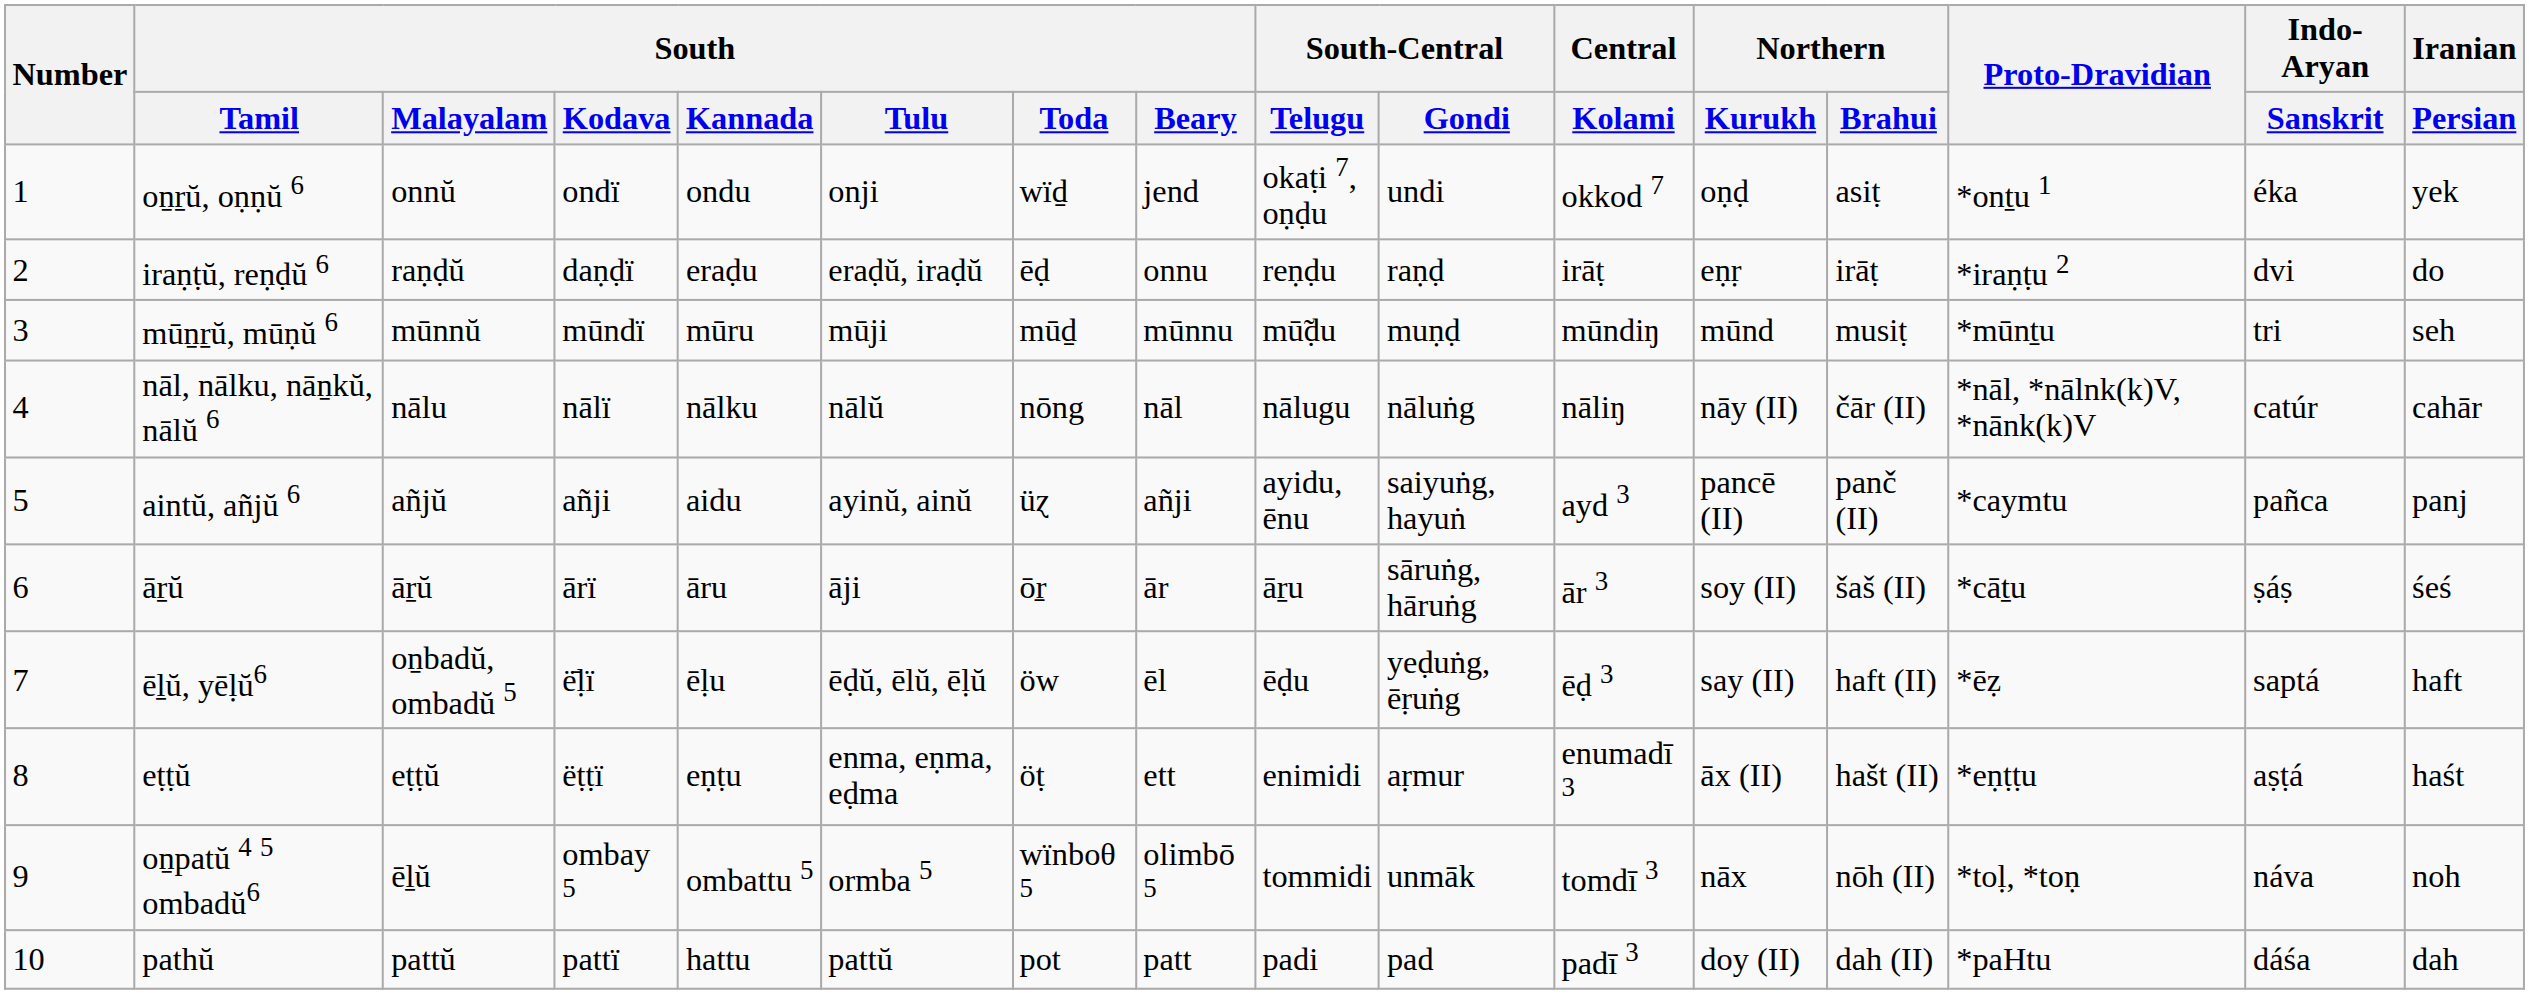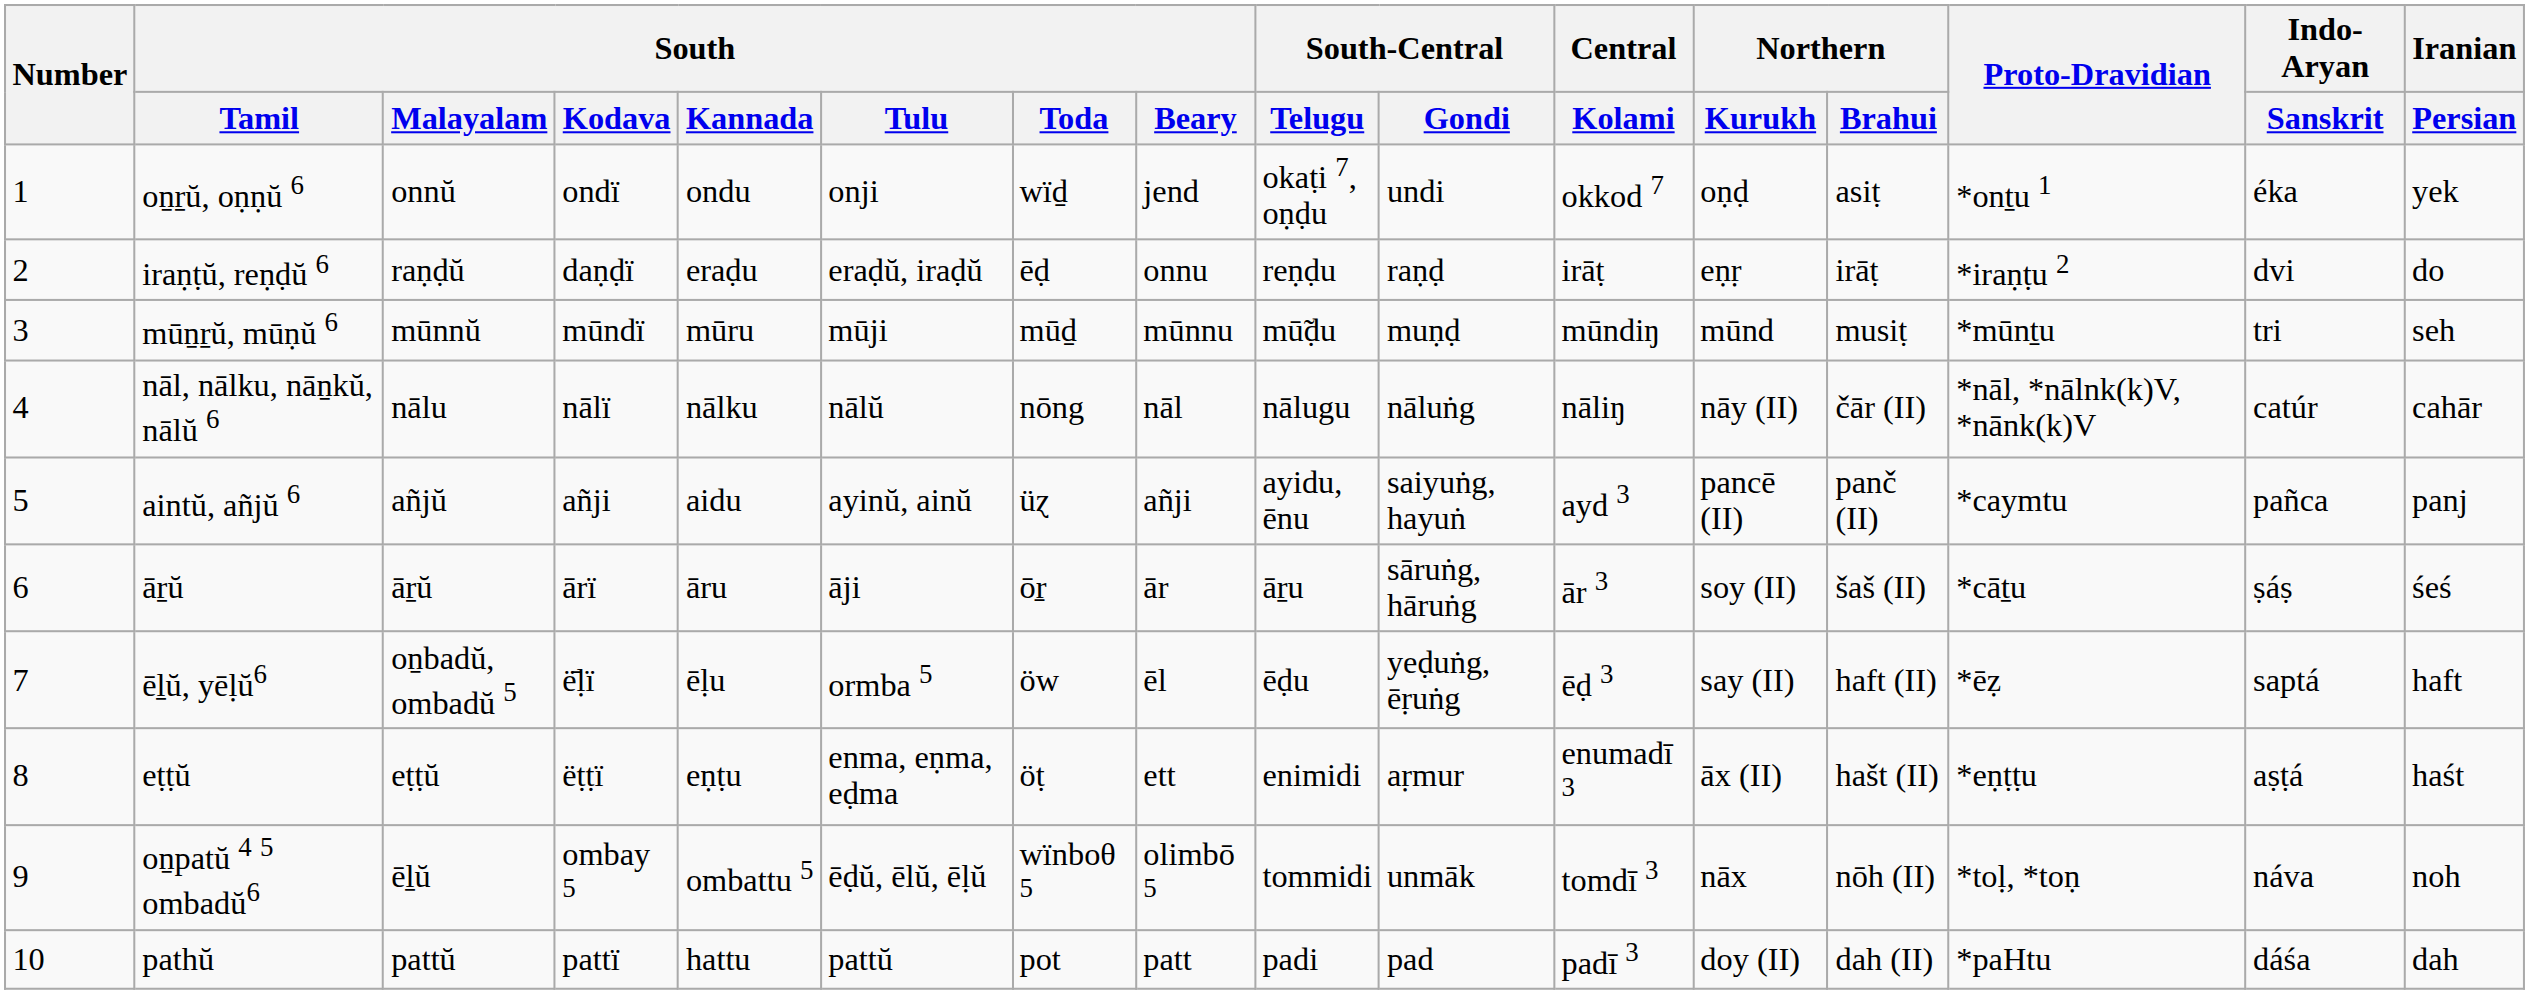(907, 679) ēḍŭ, ēlŭ, ēḷŭ -> (880, 679) ormba 5
(880, 876) ormba 5 -> (907, 876) ēḍŭ, ēlŭ, ēḷŭ
